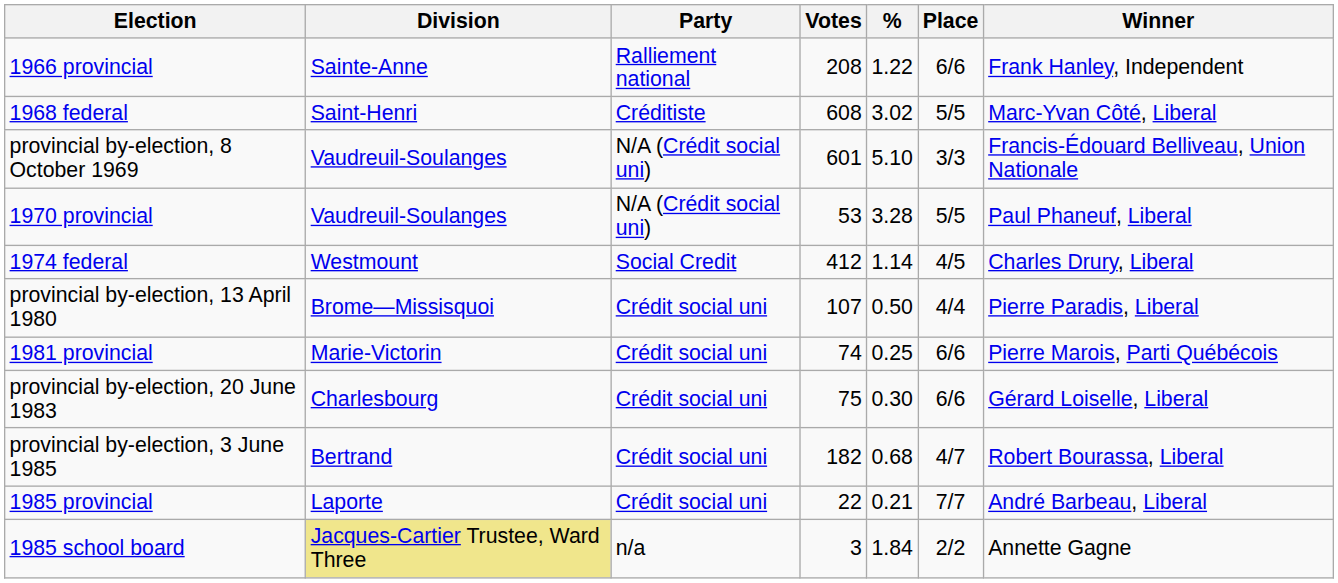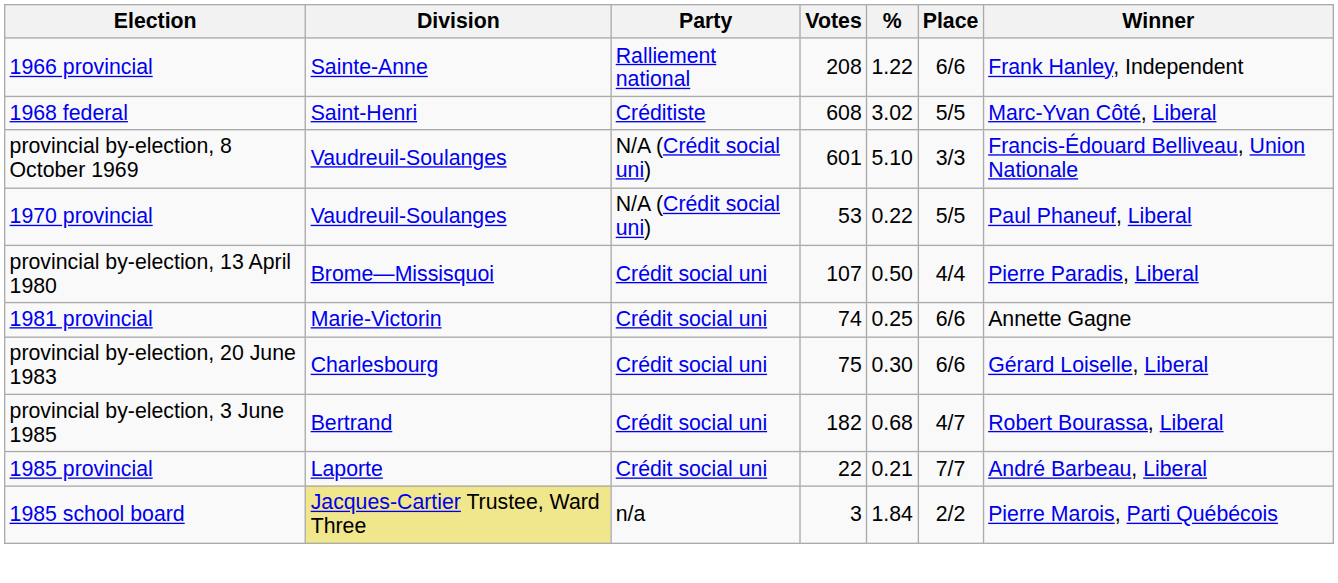(892, 216) 3.28 -> (892, 216) 0.22
- row: (69, 261)
(1133, 353) Pierre Marois, Parti Québécois -> (1060, 319) Annette Gagne
(1060, 548) Annette Gagne -> (1133, 514) Pierre Marois, Parti Québécois
